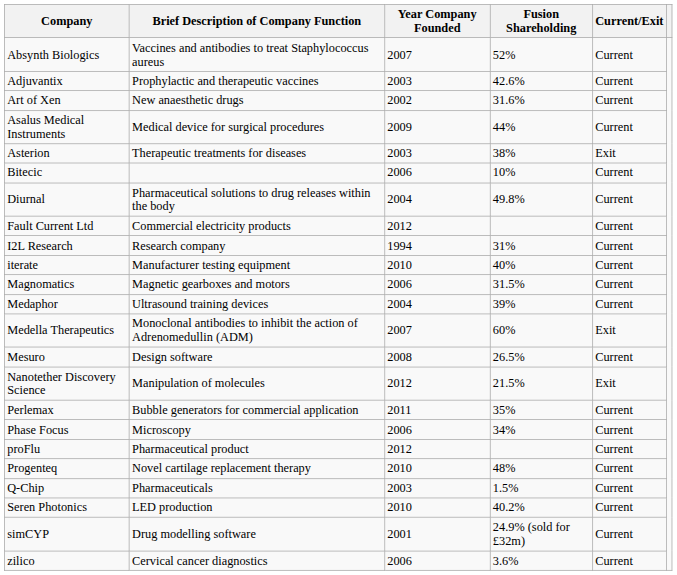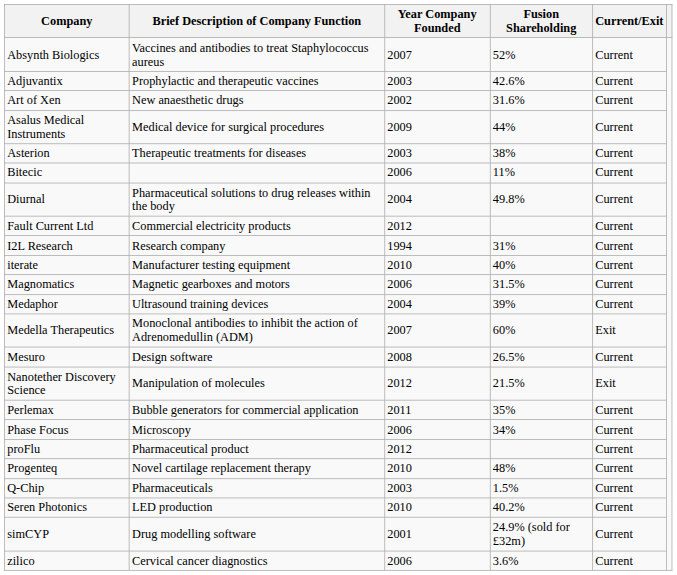(605, 153) Exit -> (614, 153) Current
(504, 173) 10% -> (504, 173) 11%
